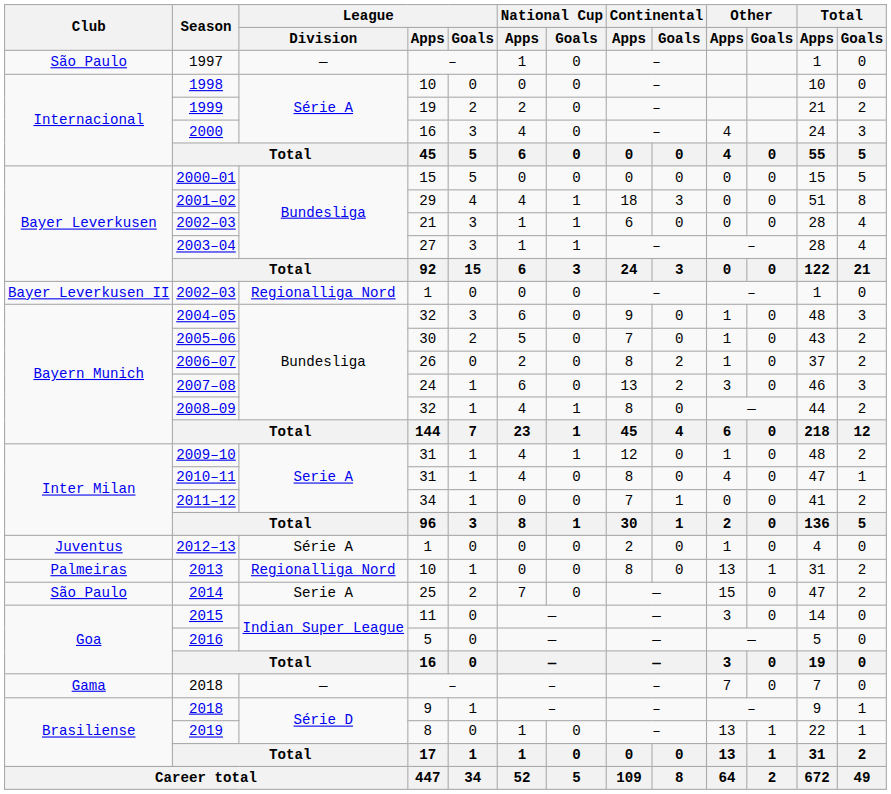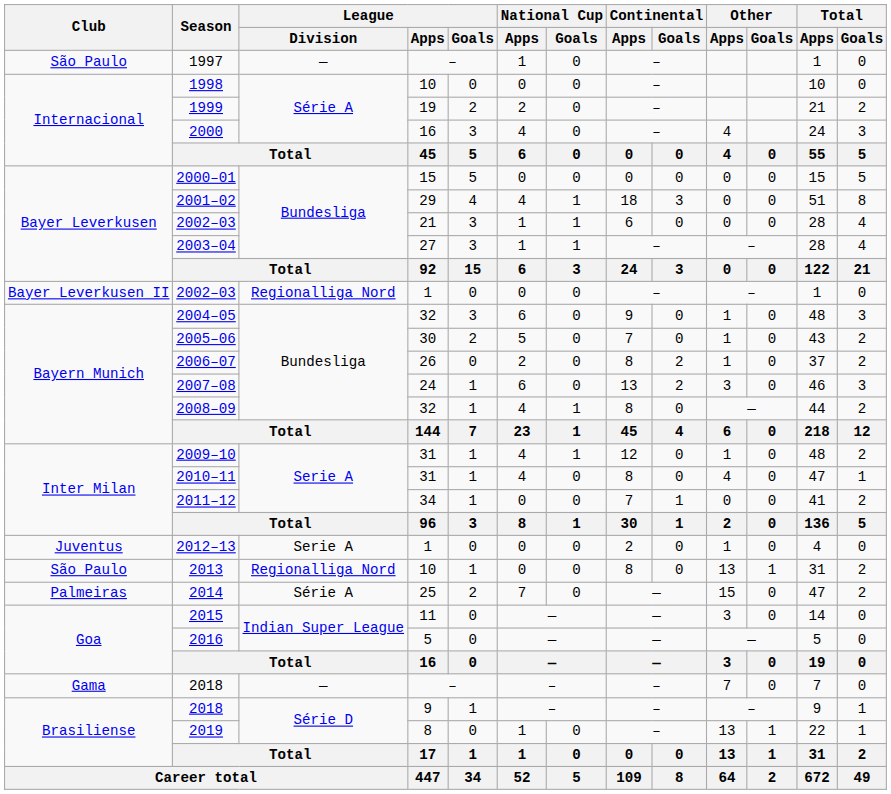(323, 547) Série A -> (323, 547) Serie A
(89, 570) Palmeiras -> (89, 570) São Paulo
(89, 593) São Paulo -> (89, 593) Palmeiras
(323, 593) Serie A -> (323, 593) Série A
